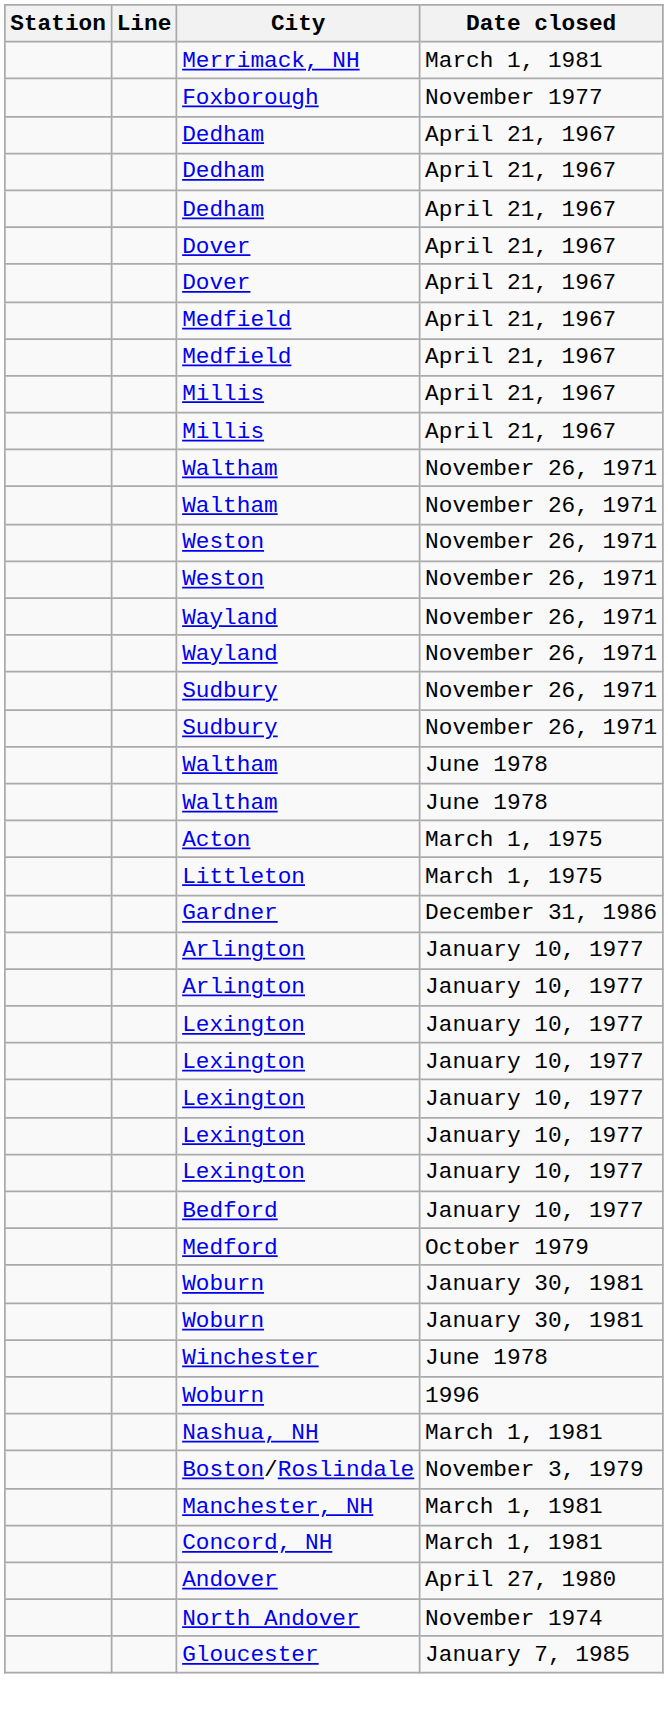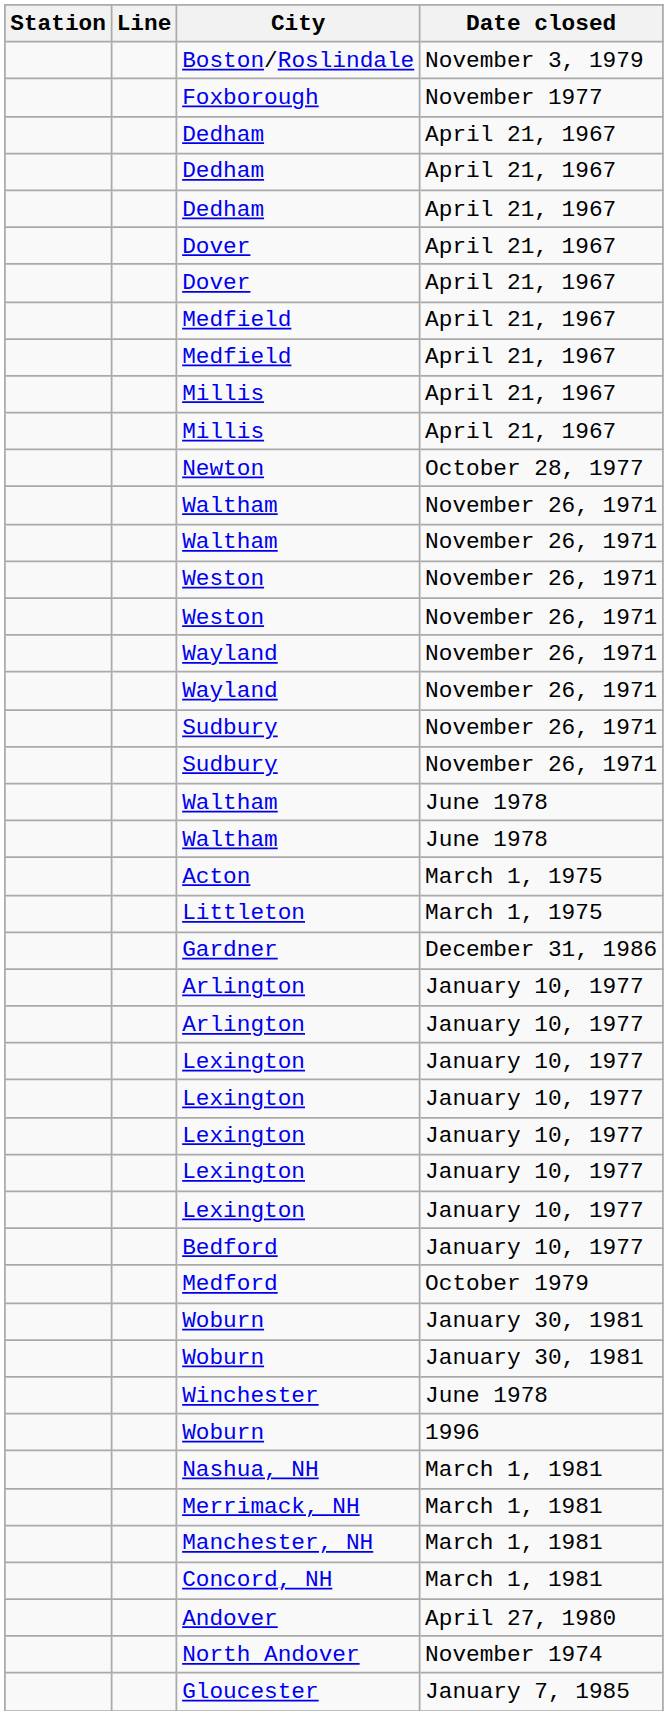rows swapped: (298, 1469) <-> (271, 60)
+ row: (223, 468)
